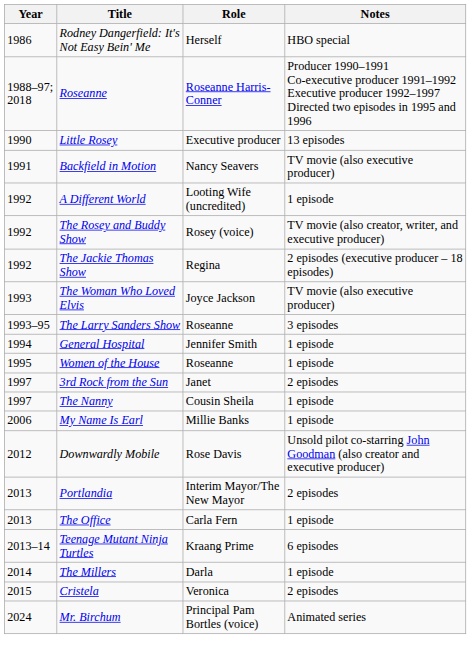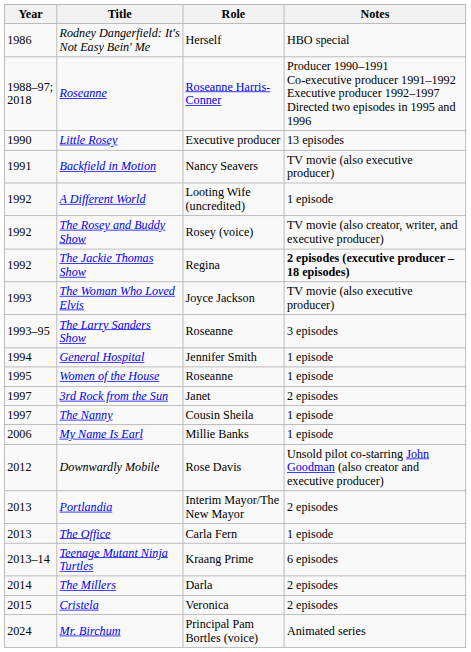(375, 265) normal -> (370, 265) bold
(310, 572) 1 episode -> (312, 585) 2 episodes
